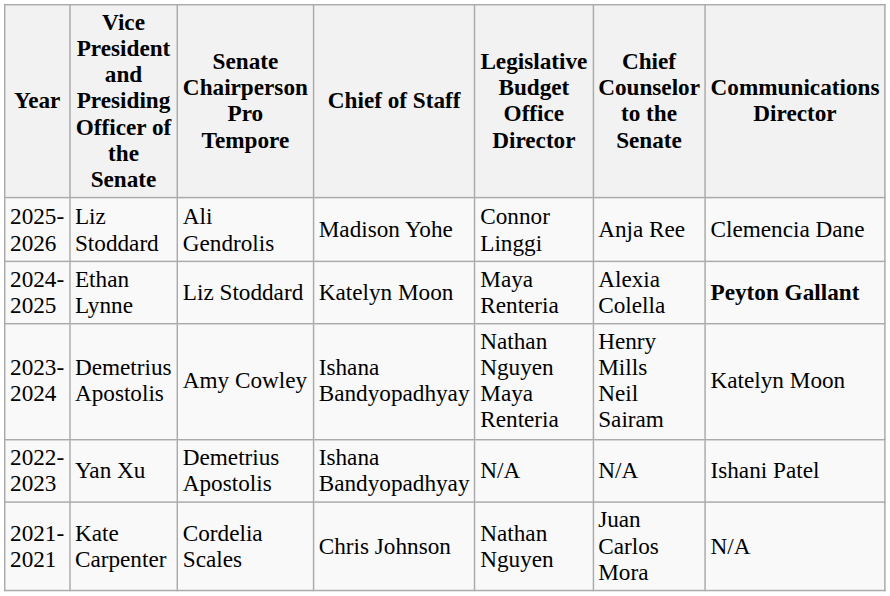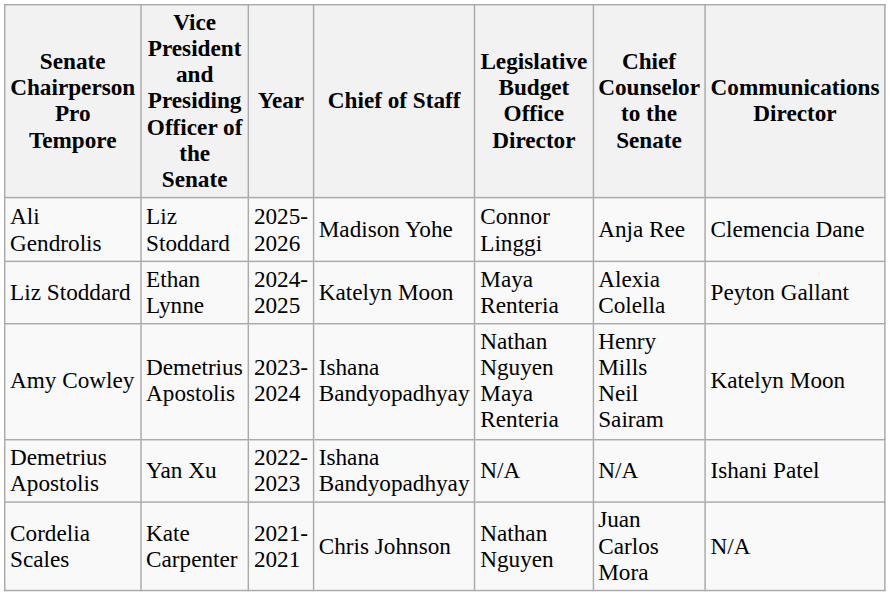columns swapped: (37, 101) <-> (245, 101)
(785, 292) bold -> (780, 292) normal
